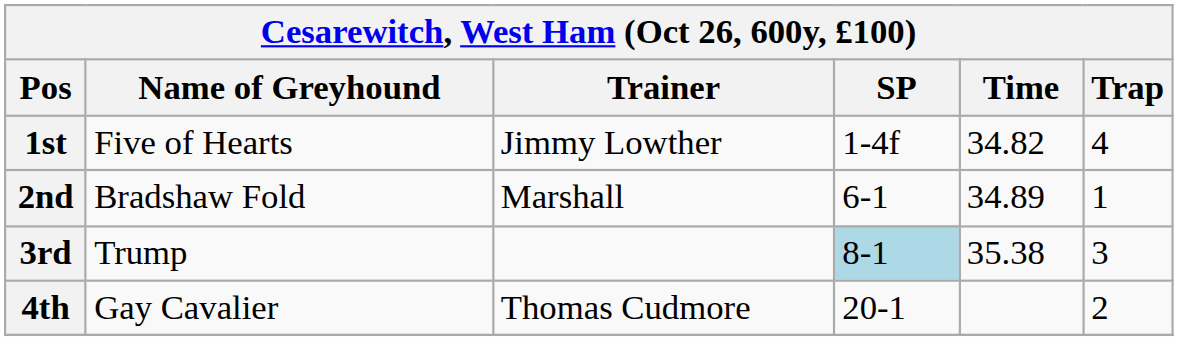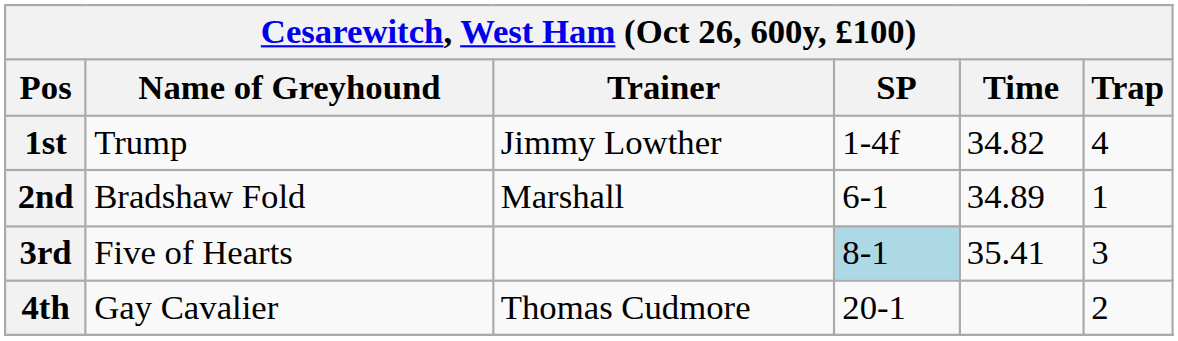(194, 142) Five of Hearts -> (141, 142) Trump
(141, 252) Trump -> (194, 252) Five of Hearts
(1006, 252) 35.38 -> (1006, 252) 35.41
